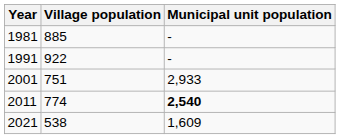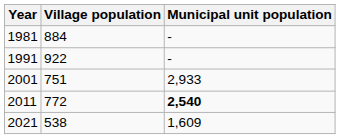(55, 36) 885 -> (55, 36) 884
(55, 101) 774 -> (55, 101) 772
